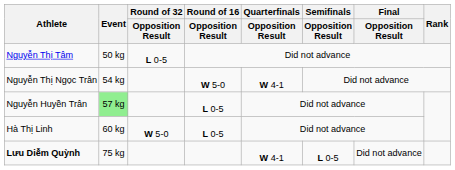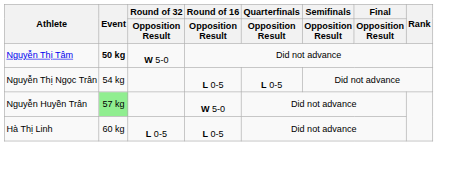(114, 56) normal -> (114, 56) bold
(156, 61) L 0-5 -> (156, 61) W 5-0
(213, 85) W 5-0 -> (213, 85) L 0-5
(272, 85) W 4-1 -> (272, 85) L 0-5
(213, 110) L 0-5 -> (213, 110) W 5-0
(156, 134) W 5-0 -> (156, 134) L 0-5
- row: (43, 153)
